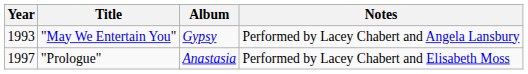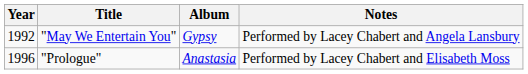(21, 36) 1993 -> (21, 36) 1992
(21, 58) 1997 -> (21, 58) 1996
